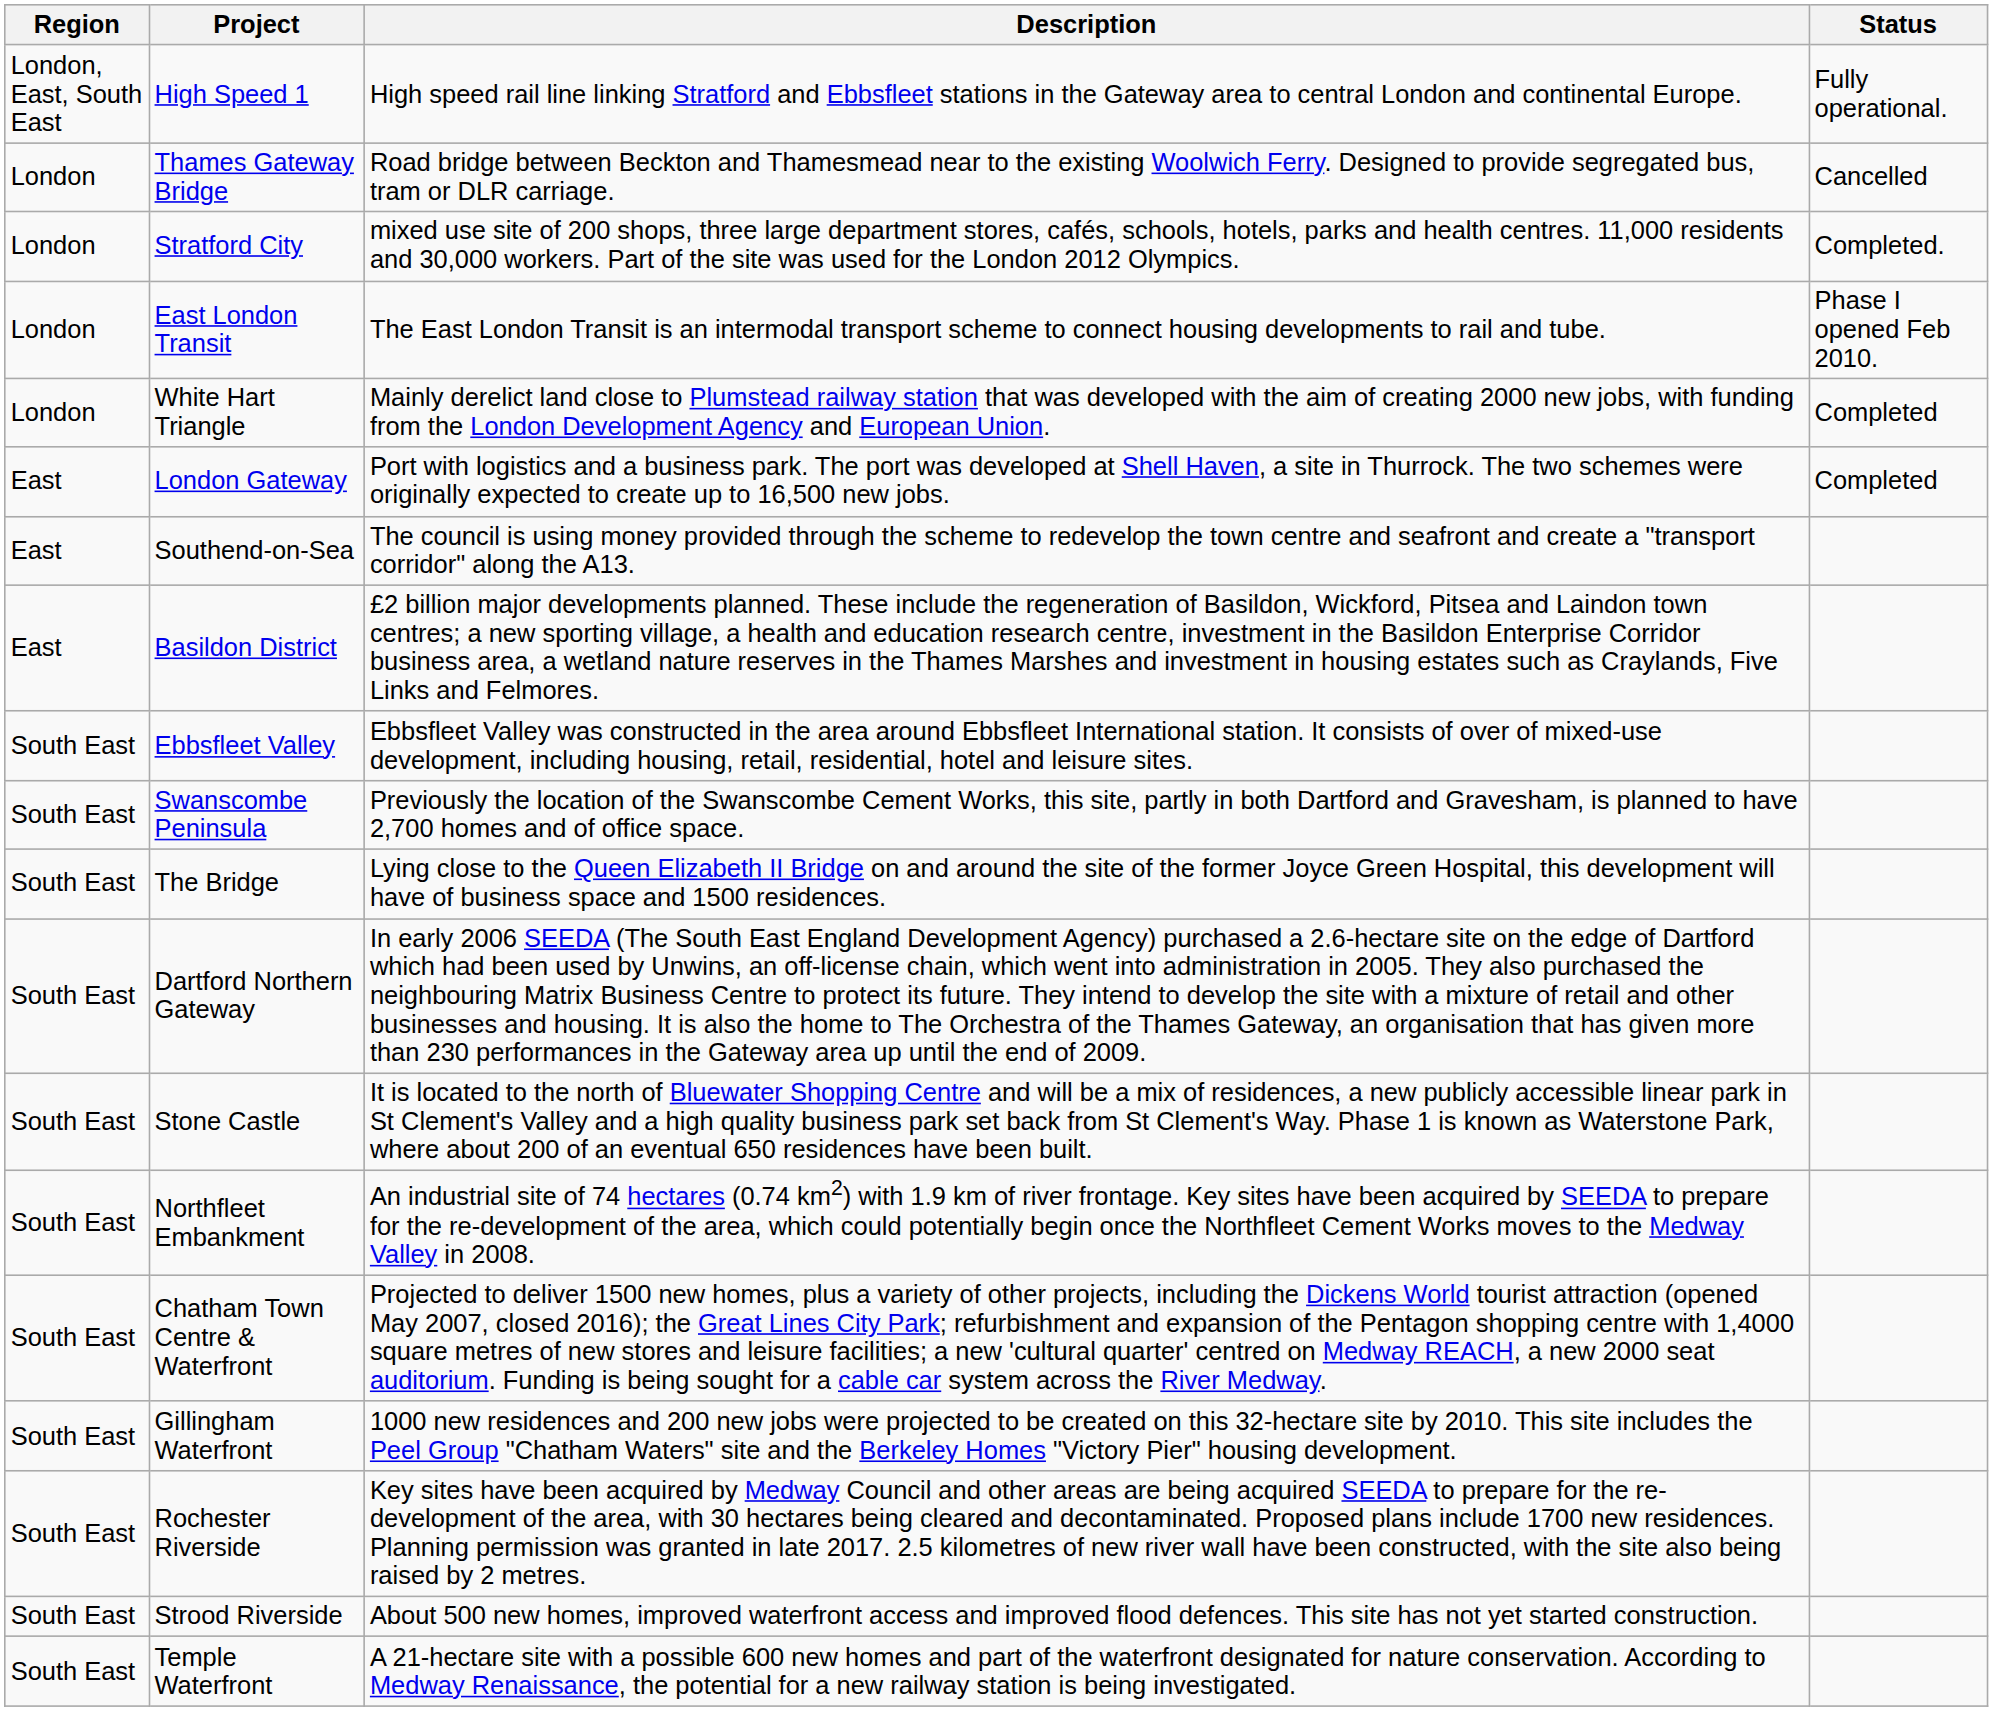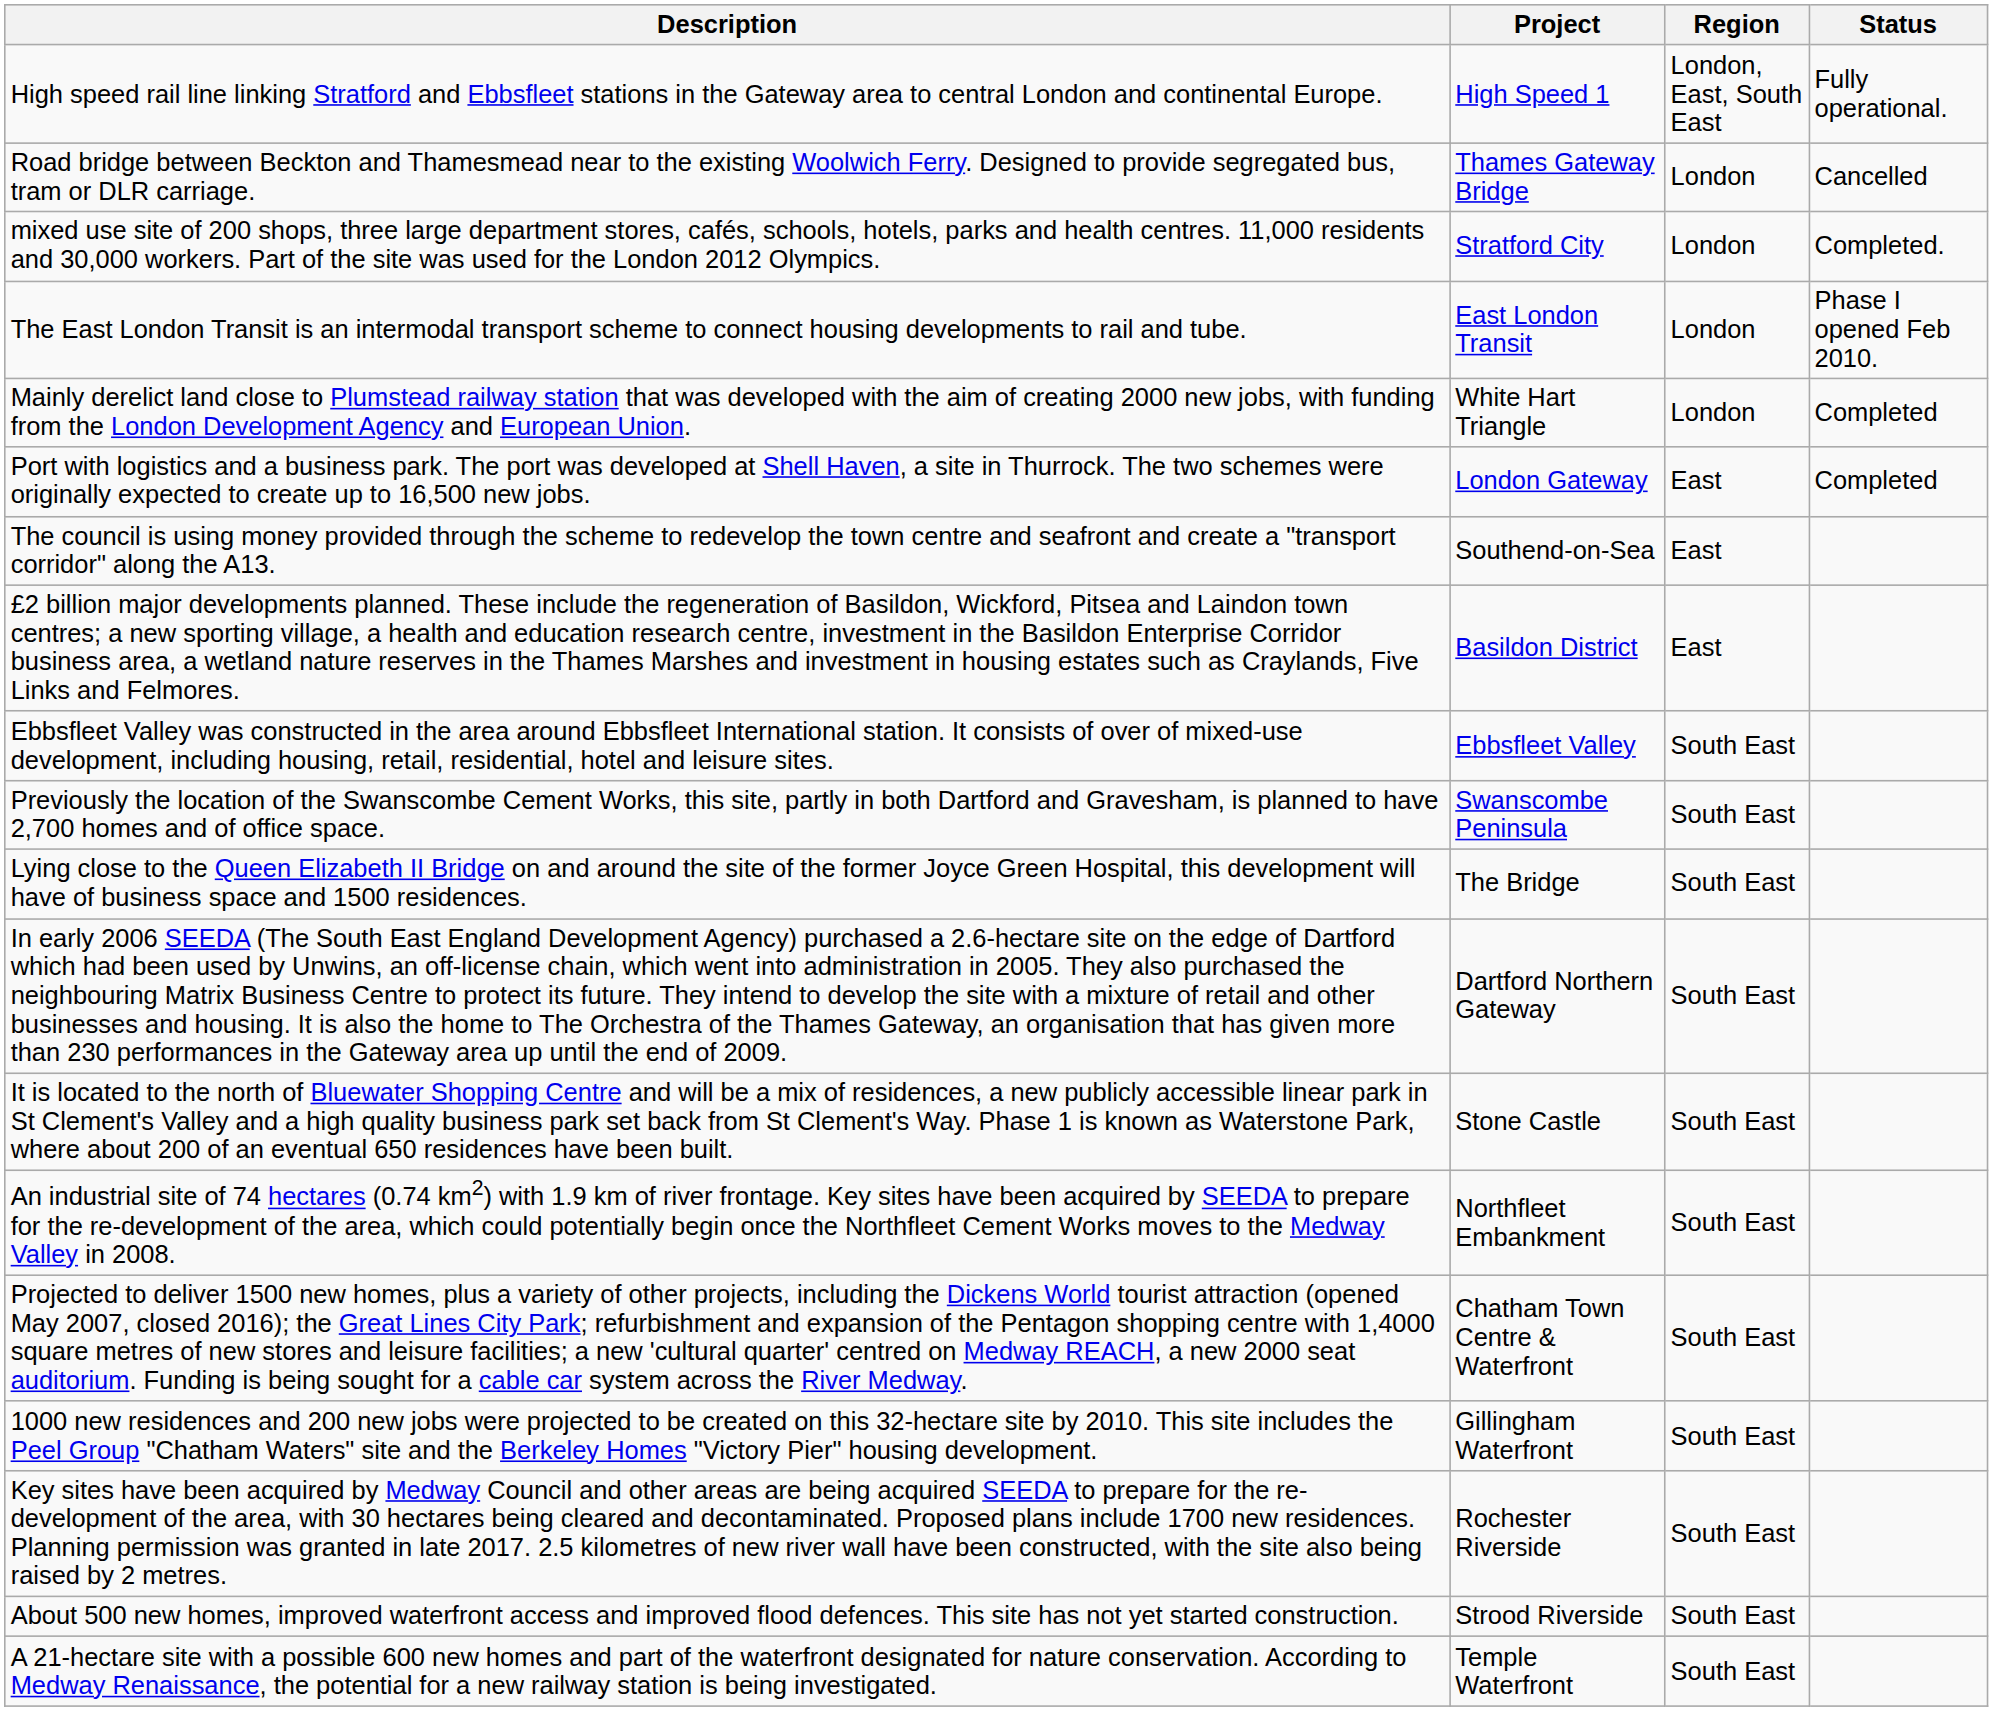columns swapped: (77, 24) <-> (1086, 24)
